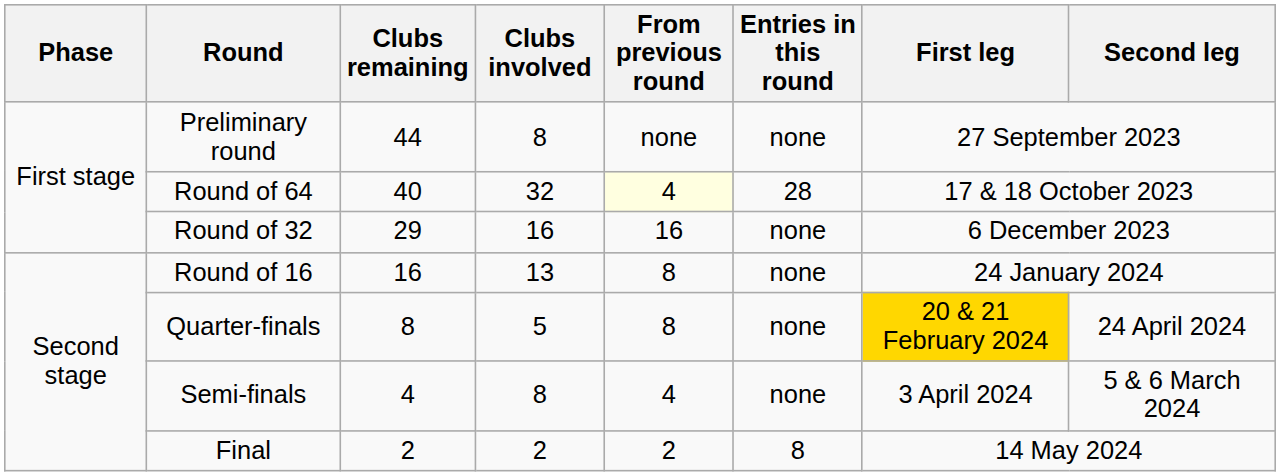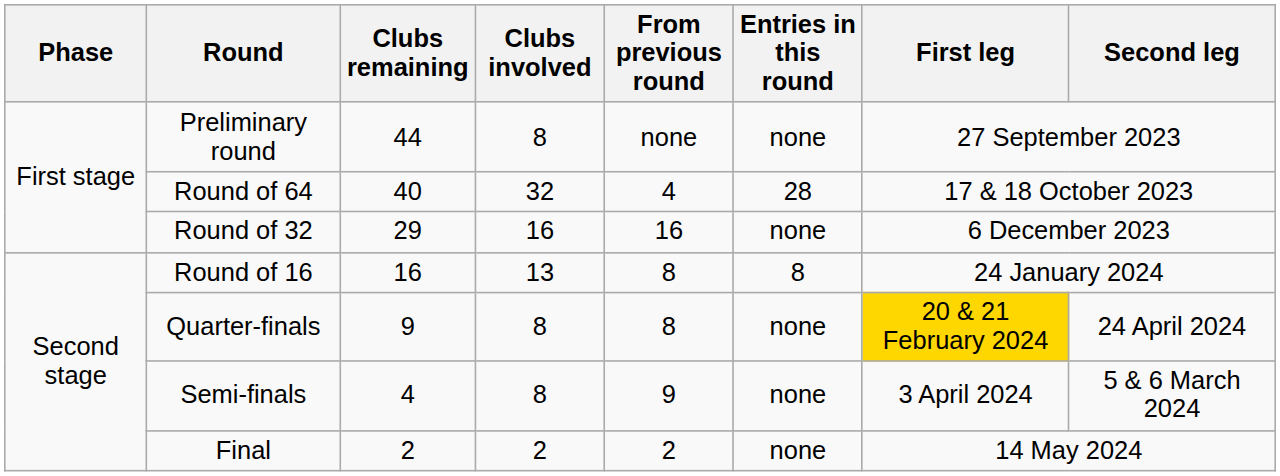(669, 191) lightyellow background -> (669, 191) no background
(798, 271) none -> (798, 271) 8
(408, 326) 8 -> (408, 326) 9
(540, 326) 5 -> (540, 326) 8
(669, 395) 4 -> (669, 395) 9
(798, 450) 8 -> (798, 450) none
